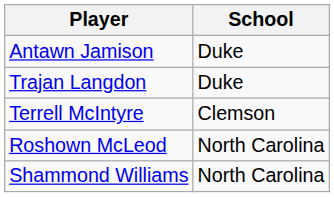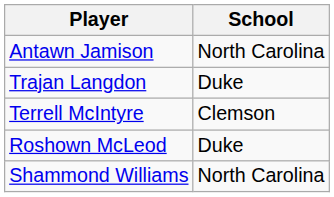(221, 51) Duke -> (261, 51) North Carolina
(261, 144) North Carolina -> (221, 144) Duke
